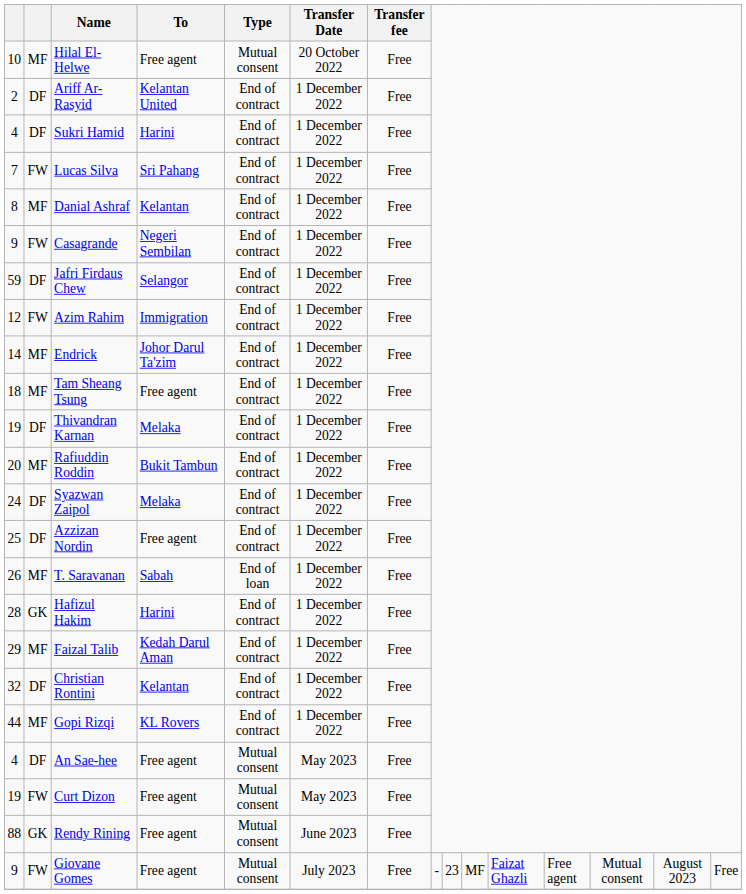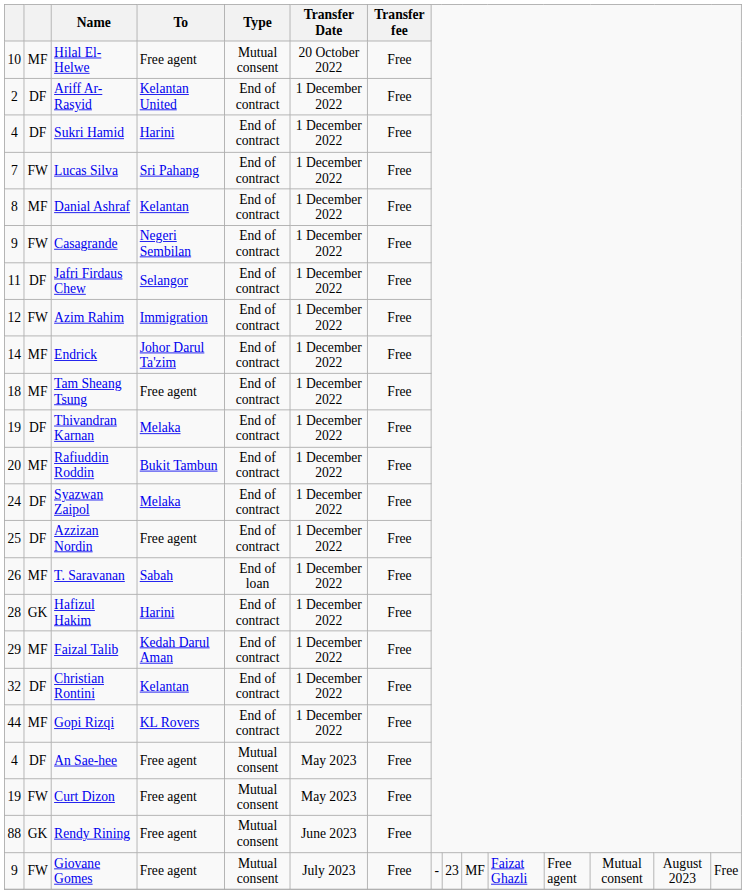(14, 281) 59 -> (14, 281) 11
